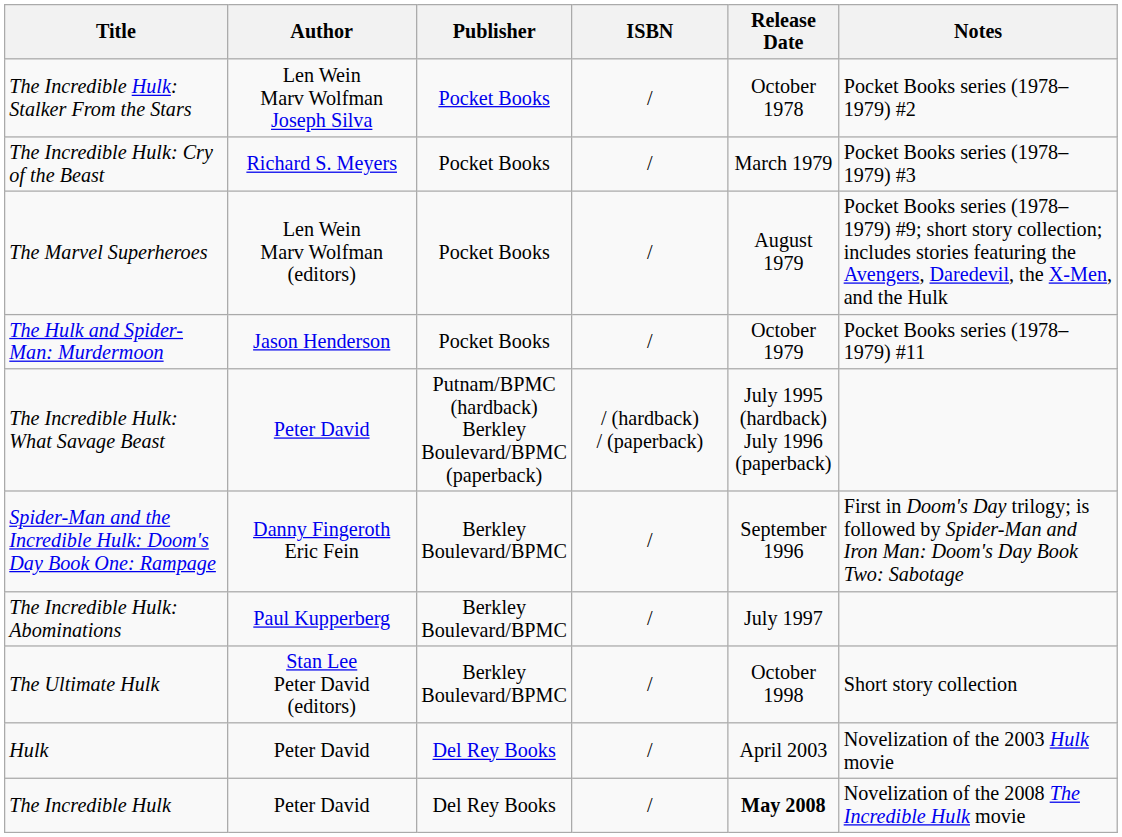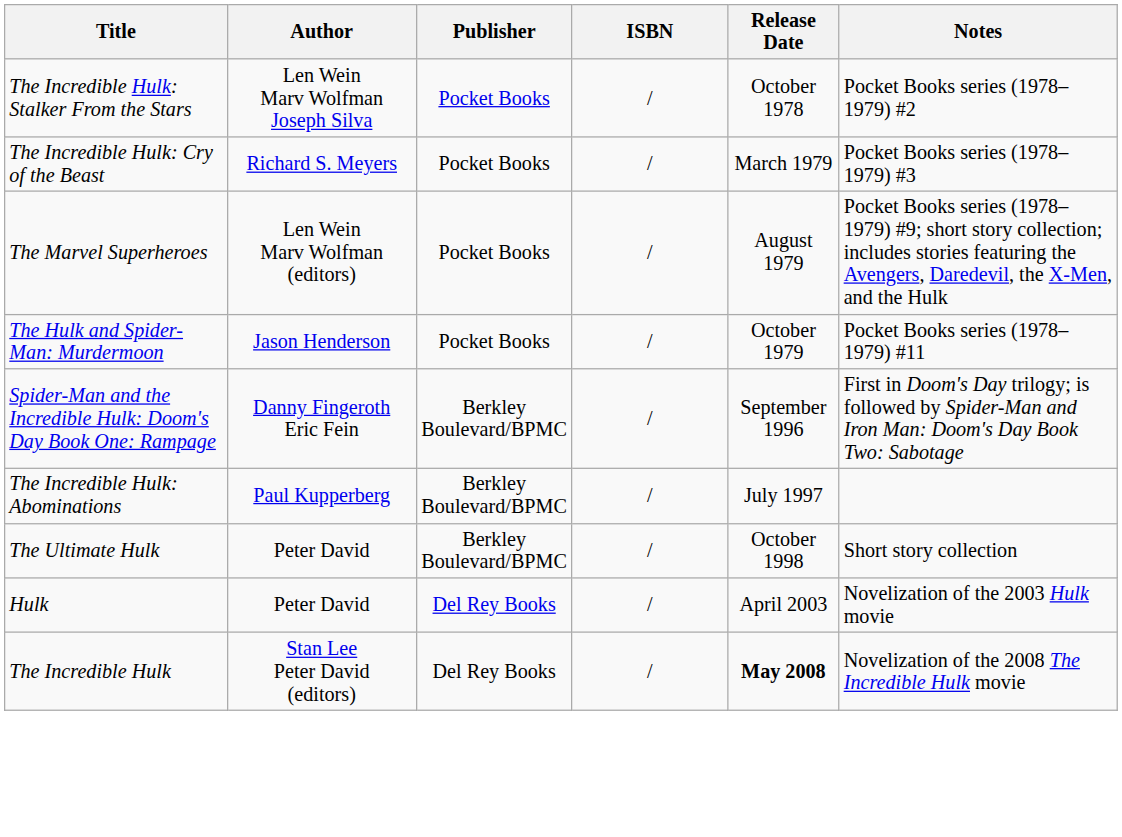- row: (93, 429)
(322, 684) Stan Lee Peter David (editors) -> (322, 550) Peter David
(322, 805) Peter David -> (322, 671) Stan Lee Peter David (editors)
